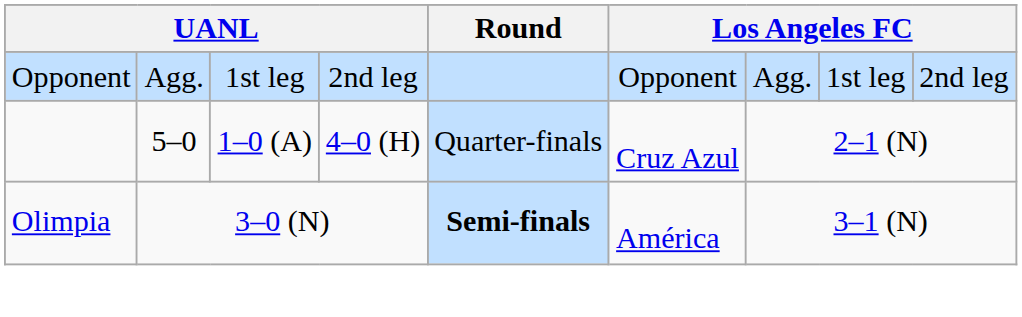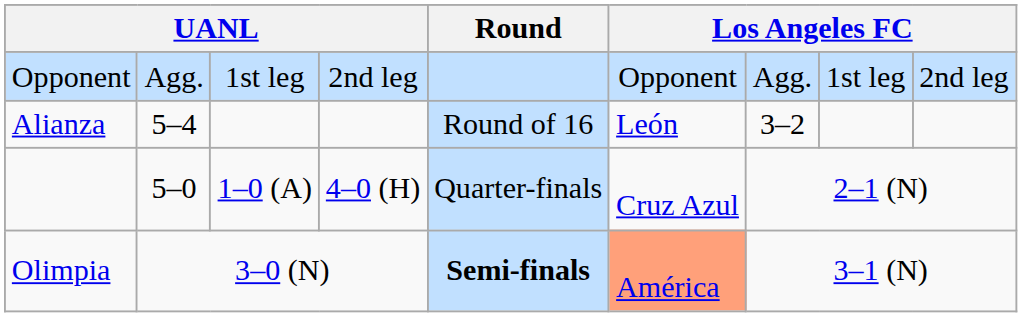+ row: (59, 123)
(668, 239) no background -> (668, 286) lightsalmon background
